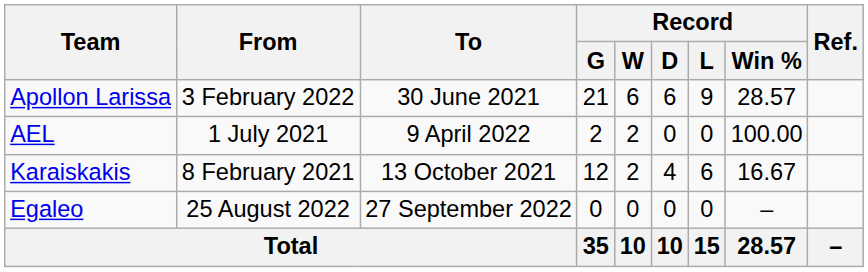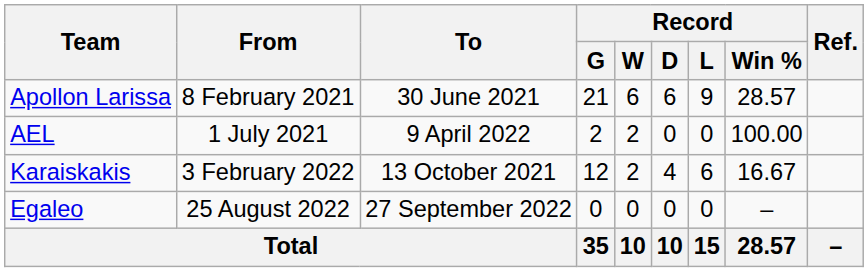(268, 97) 3 February 2022 -> (268, 97) 8 February 2021
(268, 172) 8 February 2021 -> (268, 172) 3 February 2022
